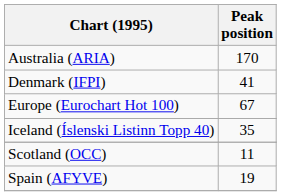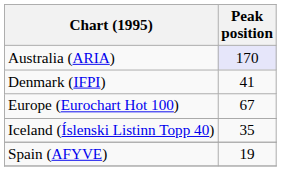(247, 57) no background -> (247, 57) lavender background
- row: (57, 154)
